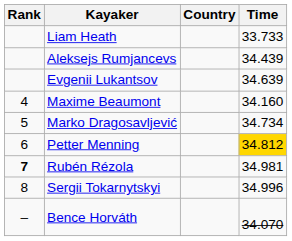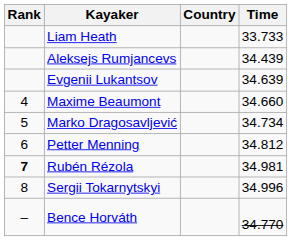(263, 101) 34.160 -> (263, 101) 34.660
(263, 144) gold background -> (263, 144) no background
(263, 224) 34.070 -> (263, 224) 34.770
